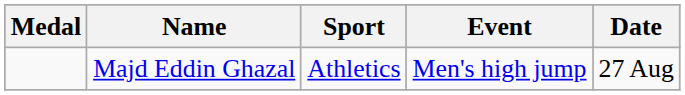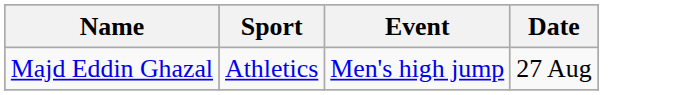- column: (46, 25)
